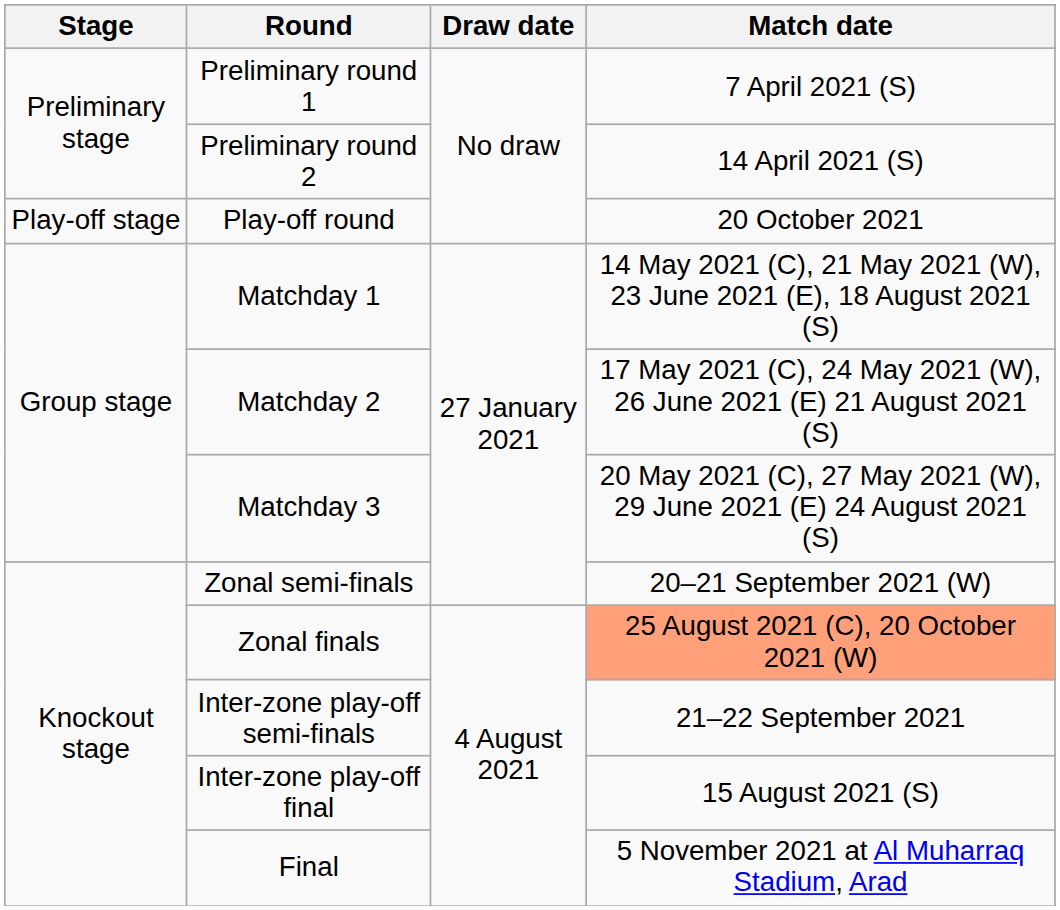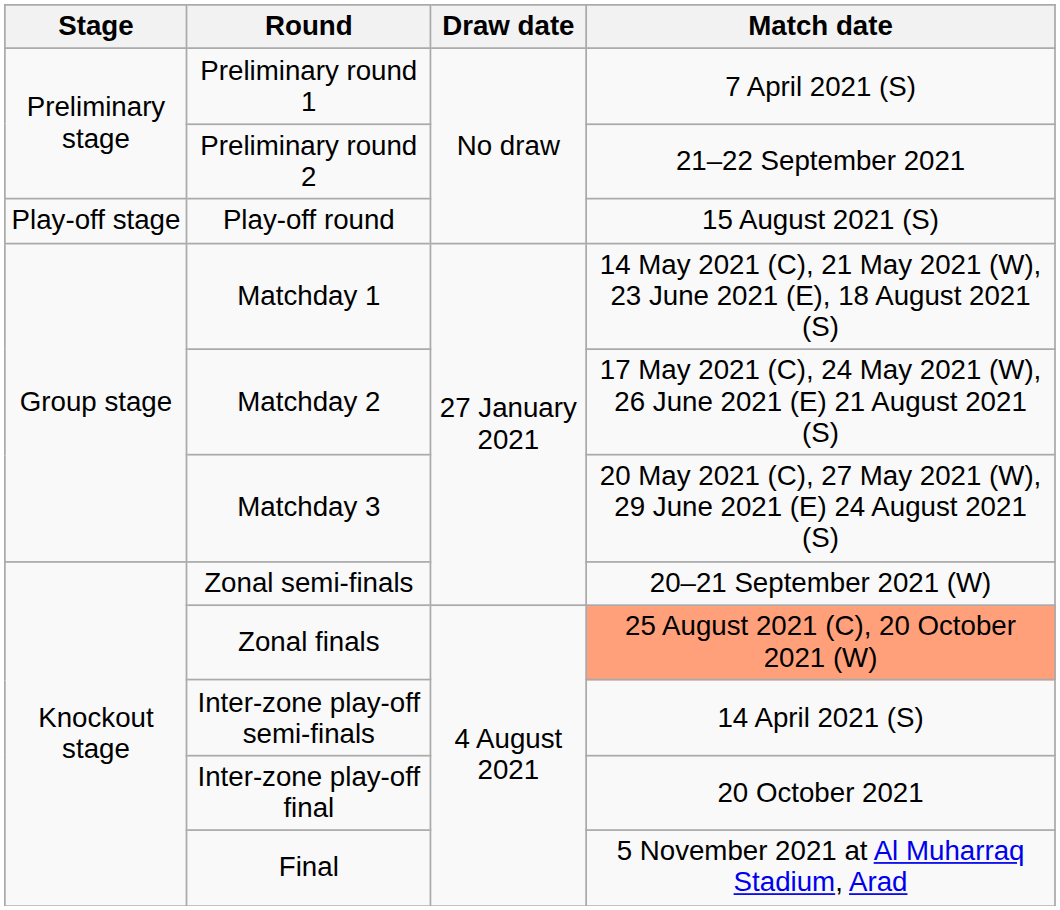(821, 160) 14 April 2021 (S) -> (821, 160) 21–22 September 2021
(821, 220) 20 October 2021 -> (821, 220) 15 August 2021 (S)
(821, 717) 21–22 September 2021 -> (821, 717) 14 April 2021 (S)
(821, 792) 15 August 2021 (S) -> (821, 792) 20 October 2021
